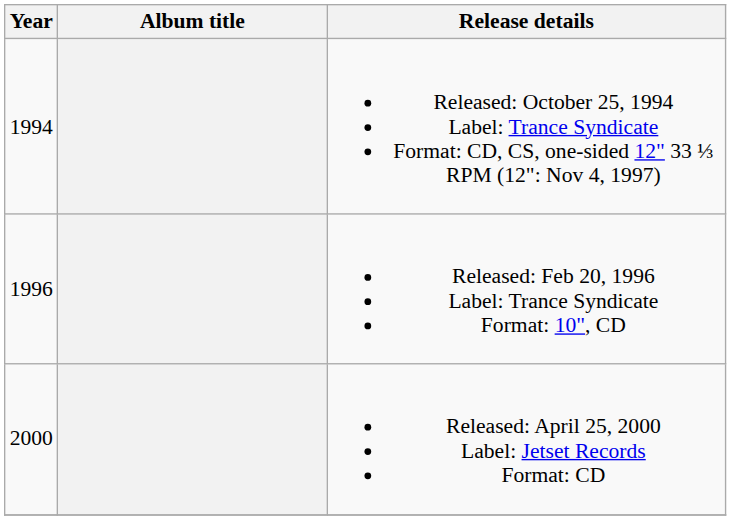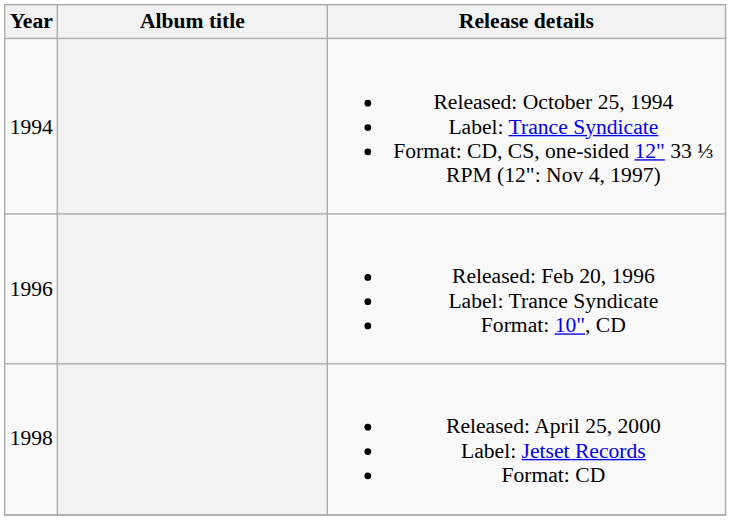(31, 438) 2000 -> (31, 438) 1998
